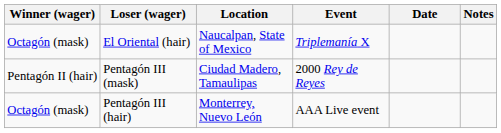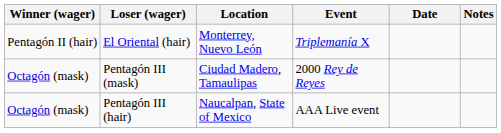(48, 41) Octagón (mask) -> (52, 41) Pentagón II (hair)
(242, 41) Naucalpan, State of Mexico -> (230, 41) Monterrey, Nuevo León
(52, 75) Pentagón II (hair) -> (48, 75) Octagón (mask)
(230, 110) Monterrey, Nuevo León -> (242, 110) Naucalpan, State of Mexico
